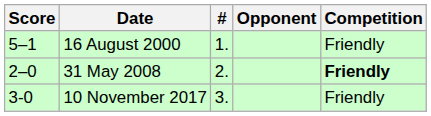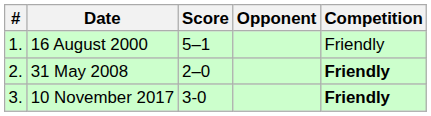columns swapped: (222, 18) <-> (32, 18)
(354, 97) normal -> (357, 97) bold
